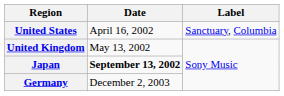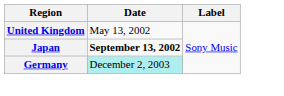- row: (46, 30)
(130, 82) no background -> (130, 64) paleturquoise background
